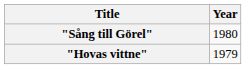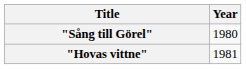(225, 53) 1979 -> (225, 53) 1981
